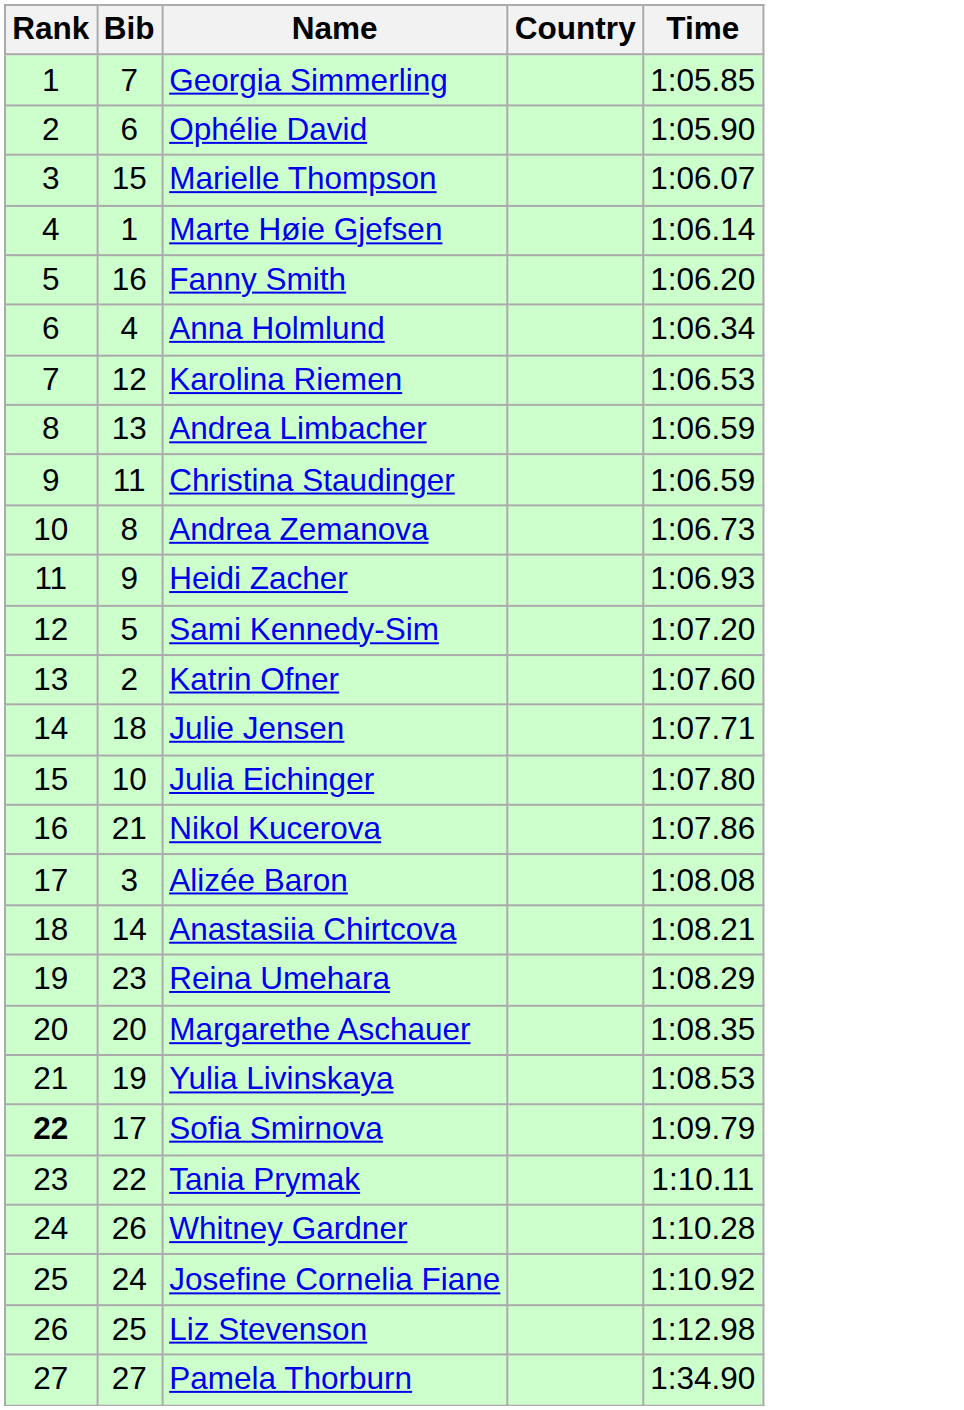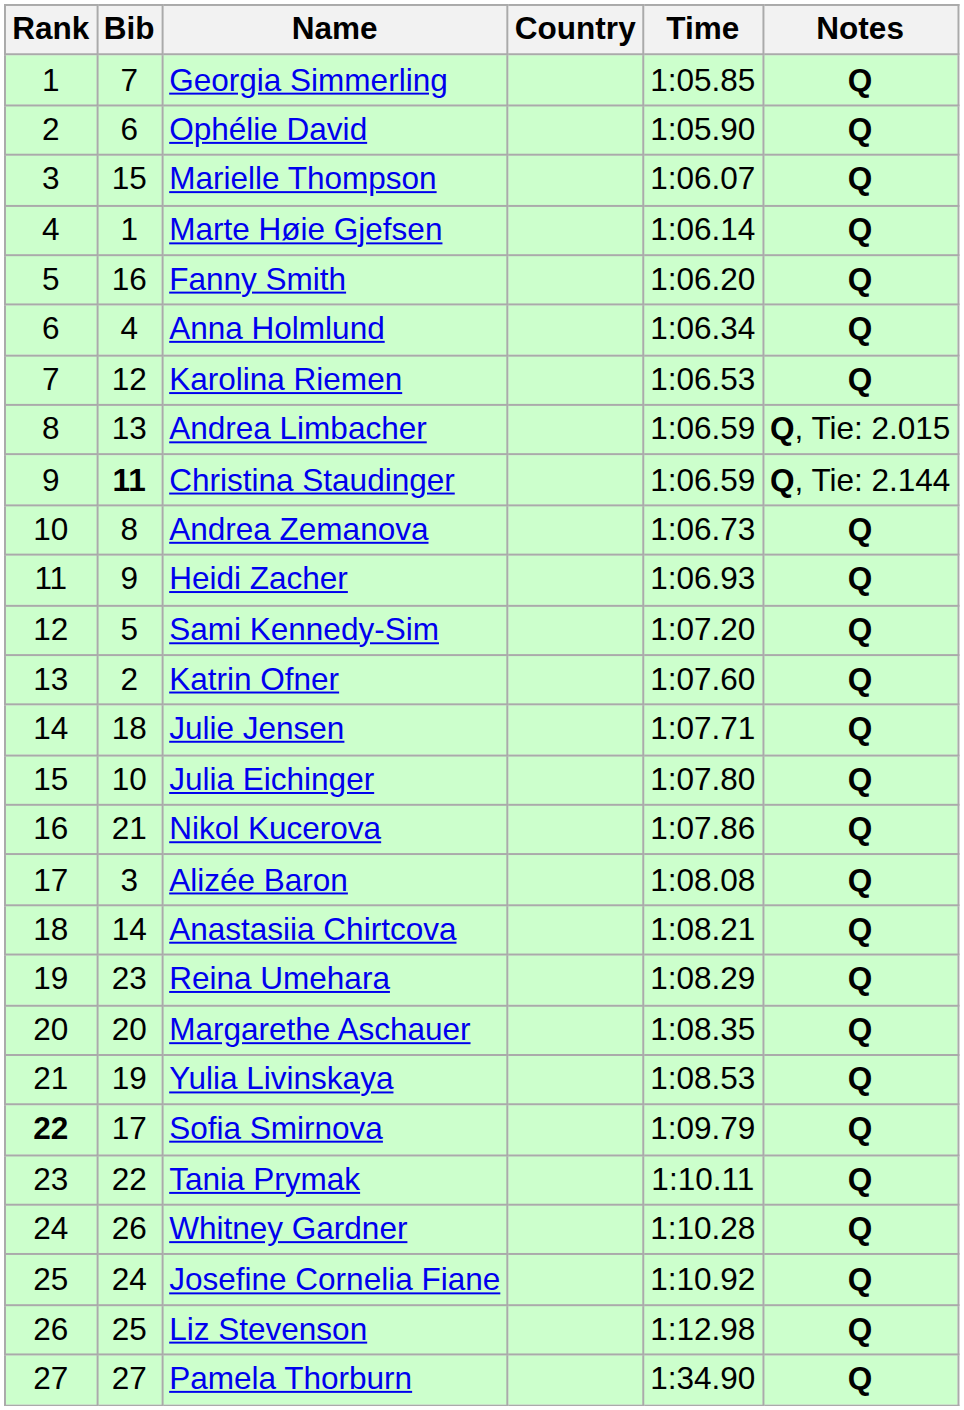+ column: (860, 29)
(129, 479) normal -> (129, 479) bold
